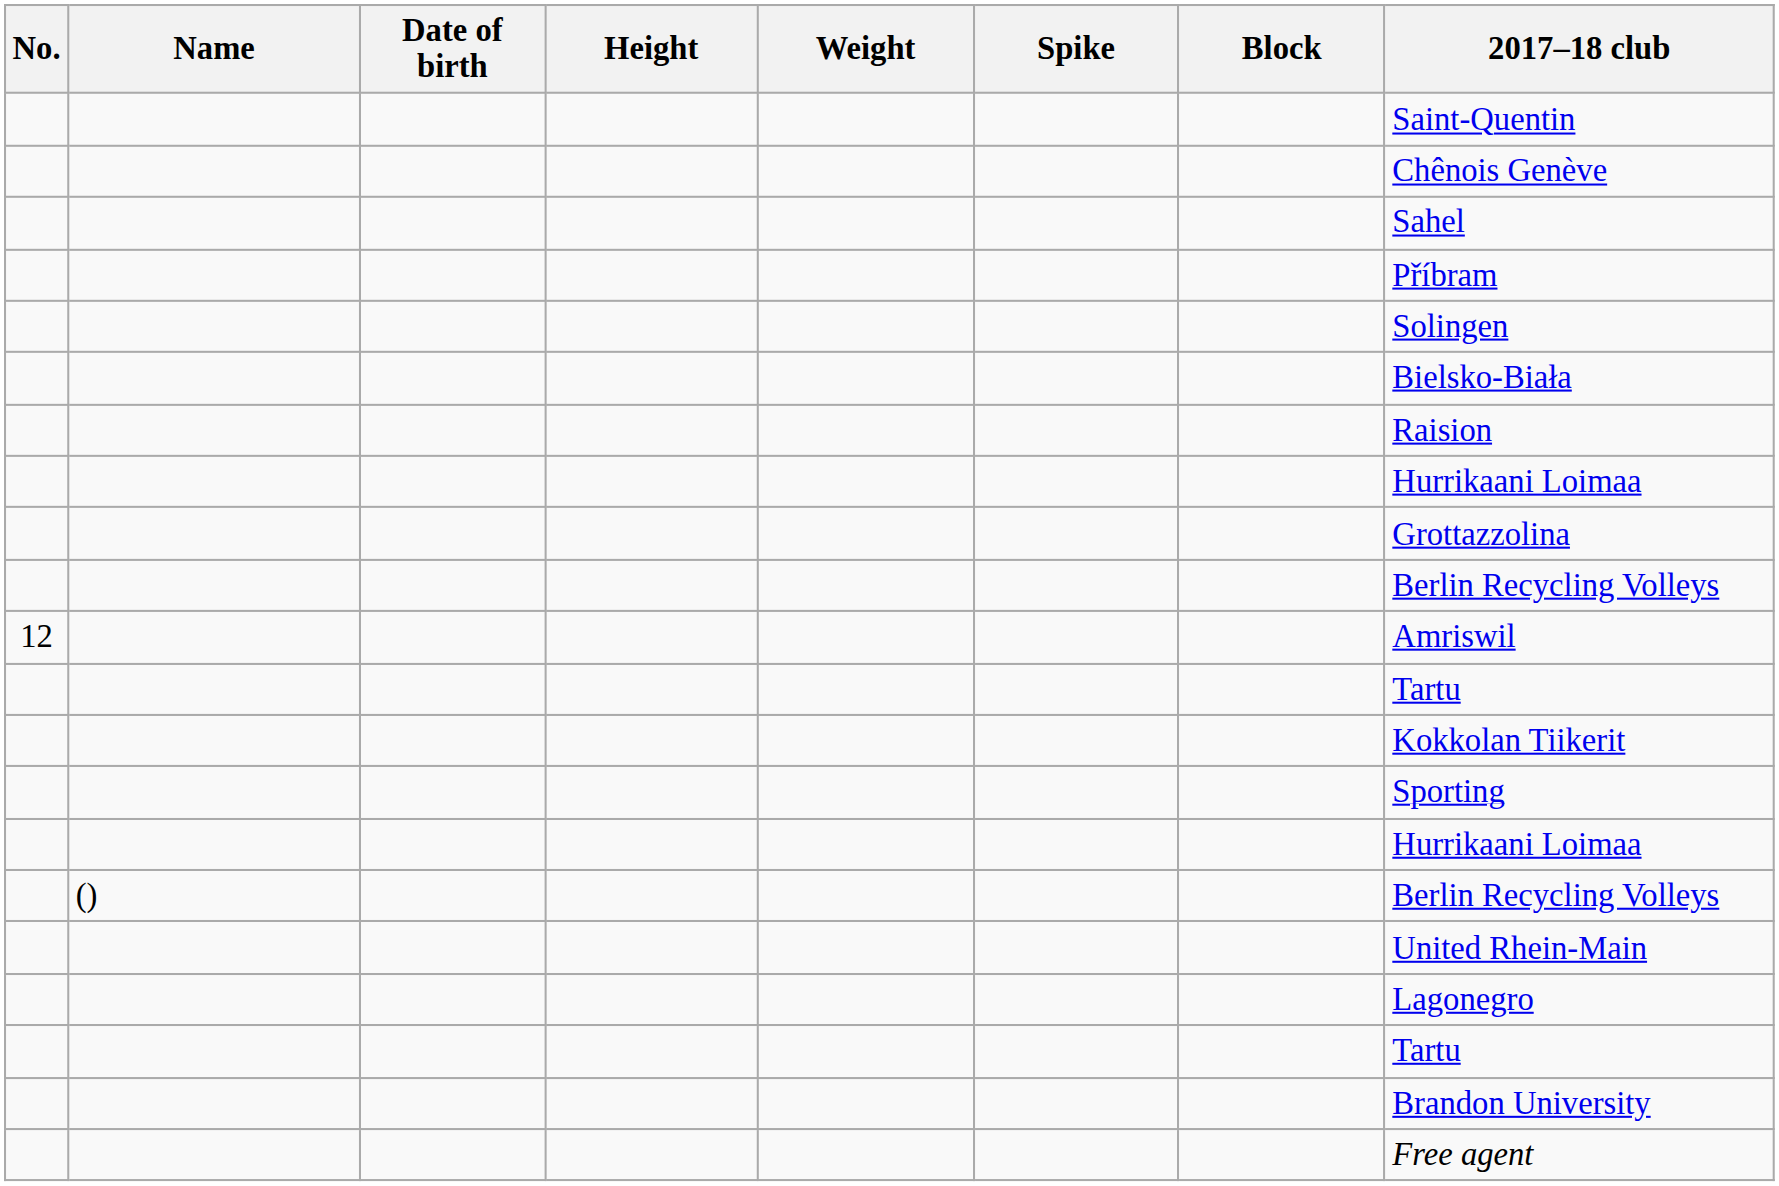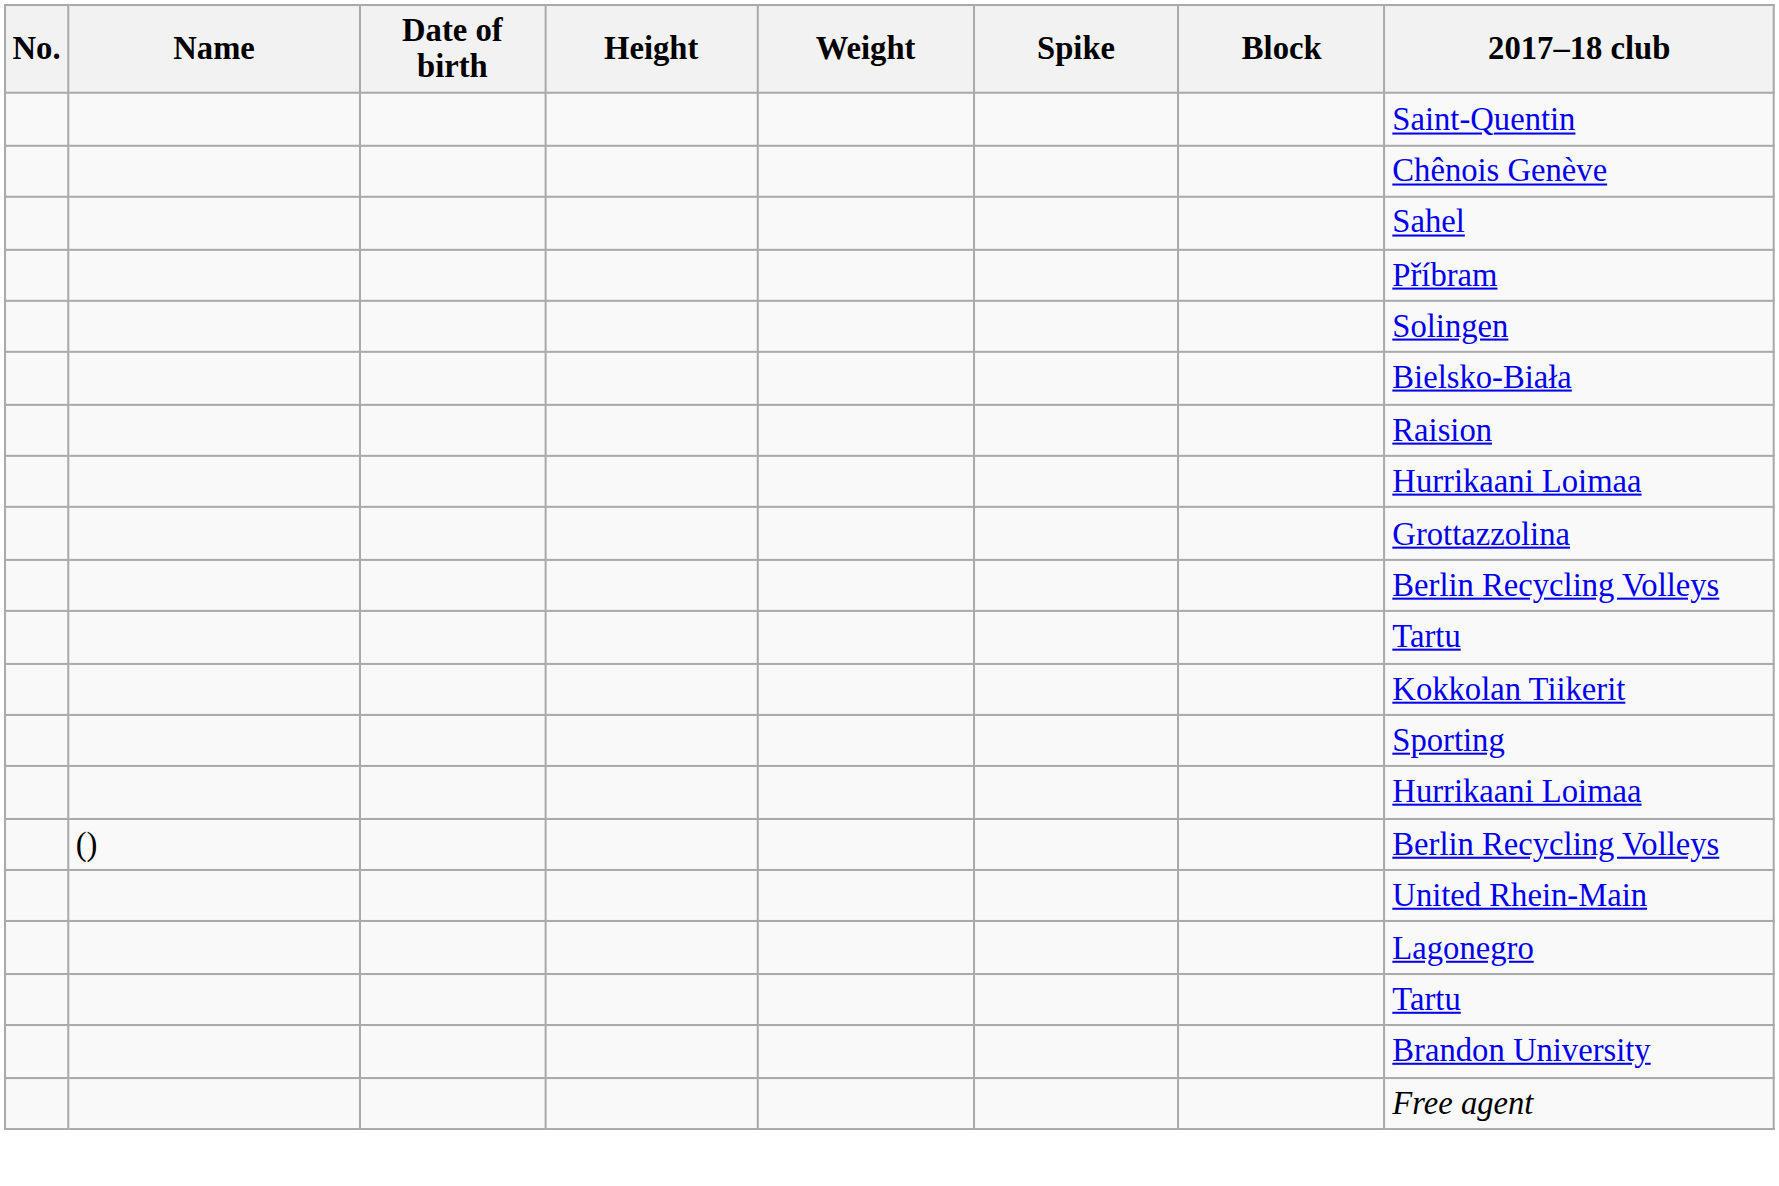- row: (37, 636)
